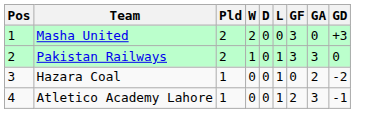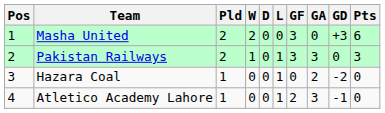+ column: (365, 15)
